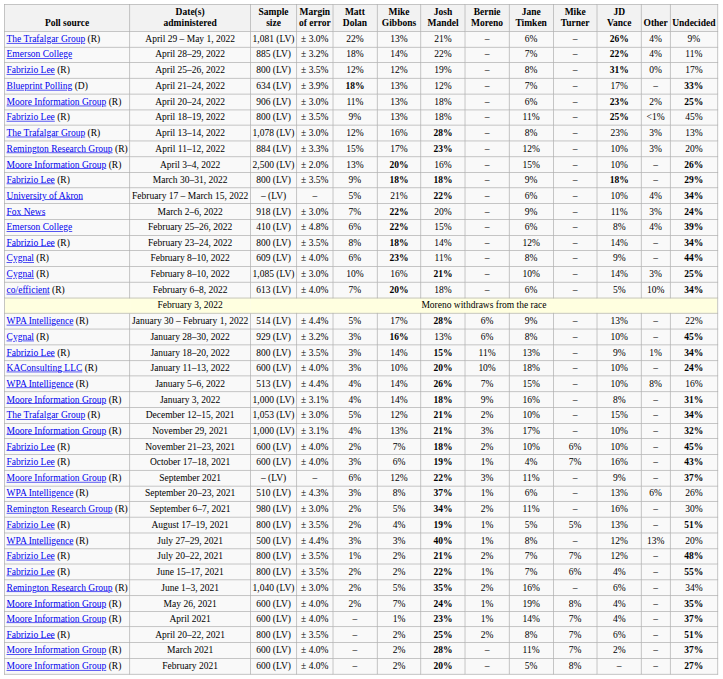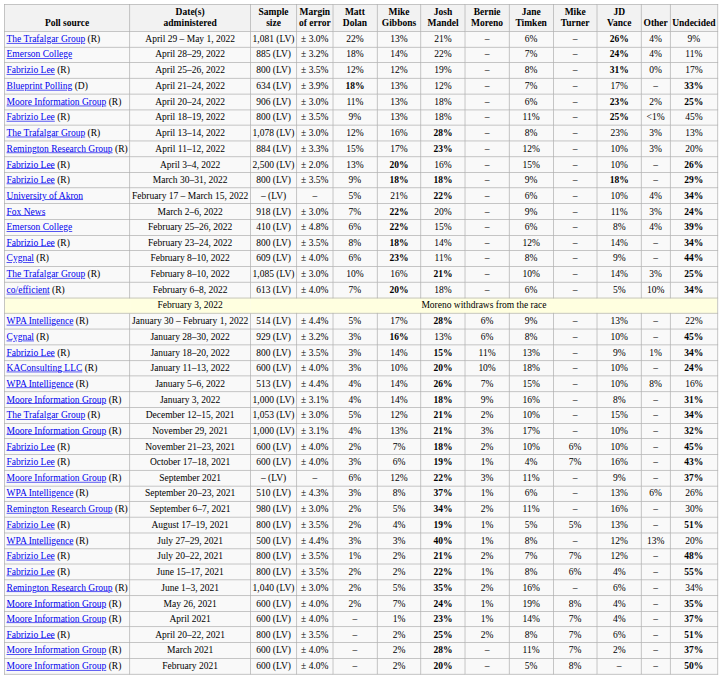(619, 55) 22% -> (619, 55) 24%
(64, 165) Moore Information Group (R) -> (38, 165) Fabrizio Lee (R)
(28, 274) Cygnal (R) -> (53, 274) The Trafalgar Group (R)
(531, 572) 7% -> (531, 572) 8%
(694, 666) 27% -> (694, 666) 50%
